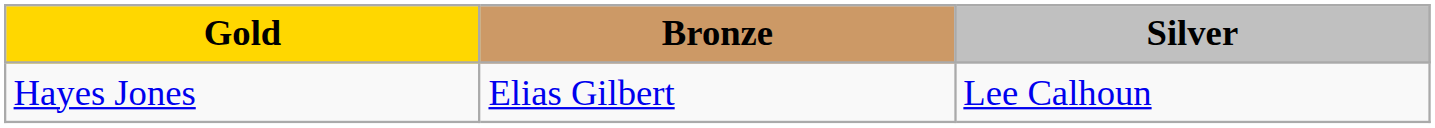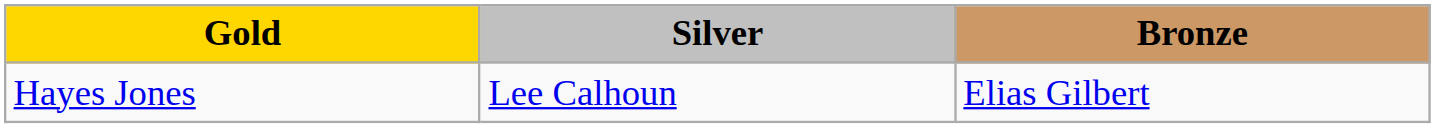columns swapped: (1192, 33) <-> (717, 33)
